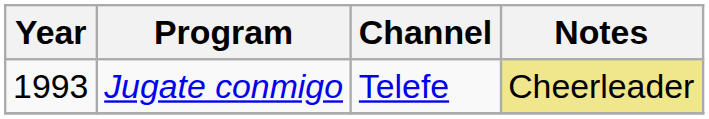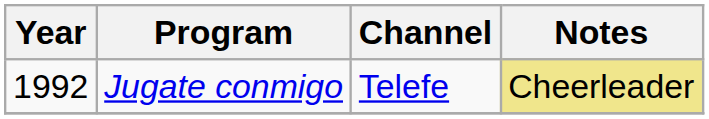(51, 86) 1993 -> (51, 86) 1992
